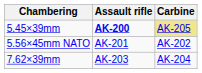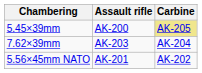(112, 28) bold -> (111, 28) normal
rows swapped: (48, 44) <-> (33, 60)
